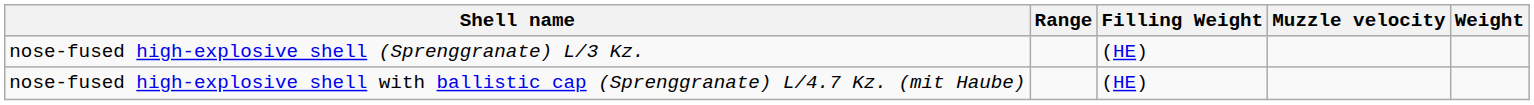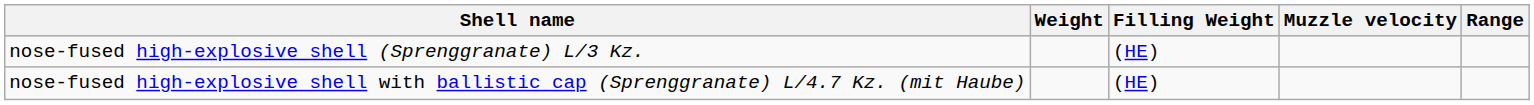columns swapped: (1489, 20) <-> (1063, 20)
